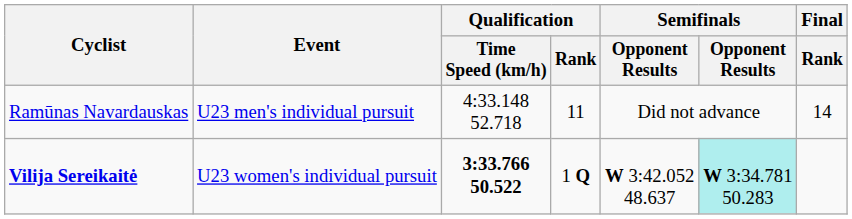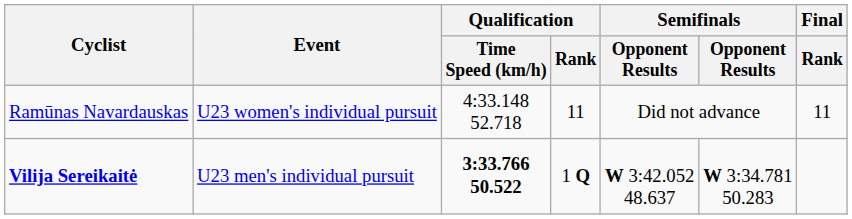(306, 112) U23 men's individual pursuit -> (317, 112) U23 women's individual pursuit
(822, 112) 14 -> (822, 112) 11
(317, 176) U23 women's individual pursuit -> (306, 176) U23 men's individual pursuit
(748, 187) paleturquoise background -> (748, 187) no background
